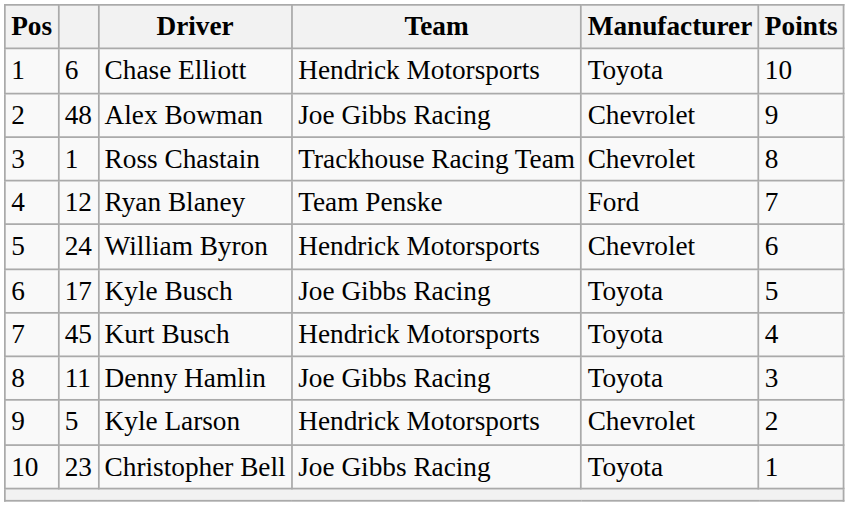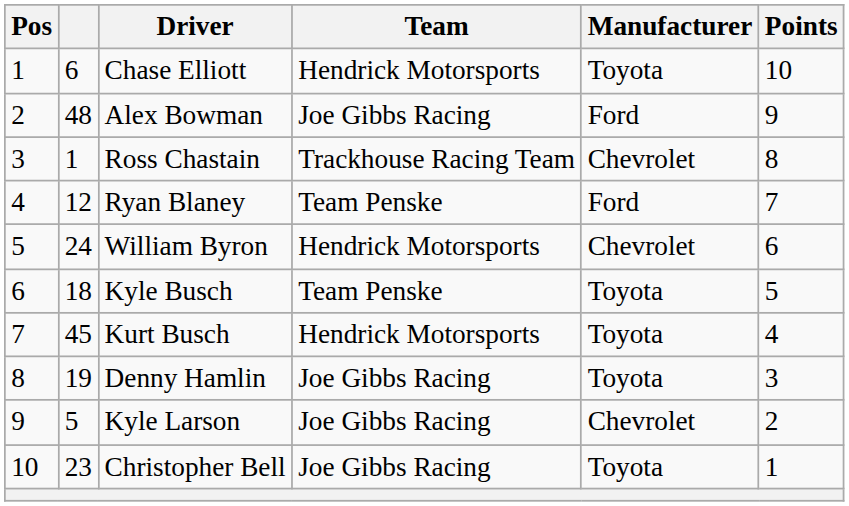(641, 114) Chevrolet -> (613, 114) Ford
(78, 289) 17 -> (78, 289) 18
(394, 289) Joe Gibbs Racing -> (370, 289) Team Penske
(78, 377) 11 -> (78, 377) 19
(419, 421) Hendrick Motorsports -> (394, 421) Joe Gibbs Racing
